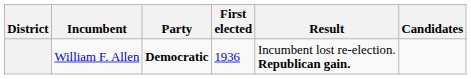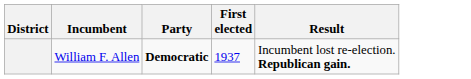- column: (432, 29)
(227, 56) 1936 -> (227, 56) 1937
